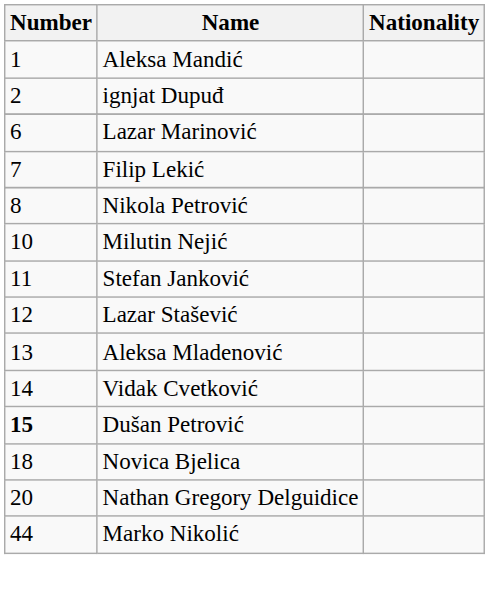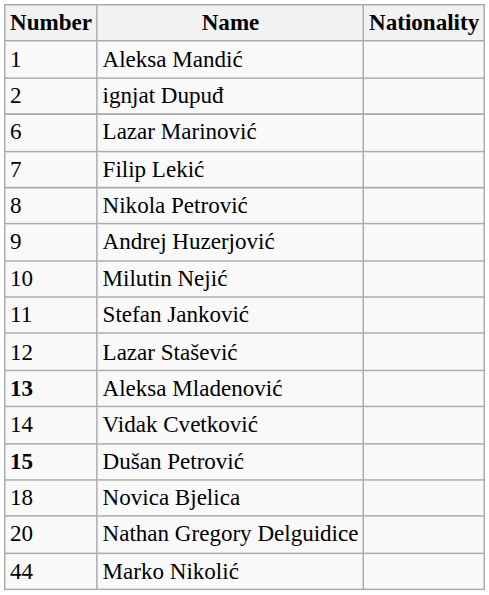+ row: (189, 242)
(22, 351) normal -> (22, 388) bold
